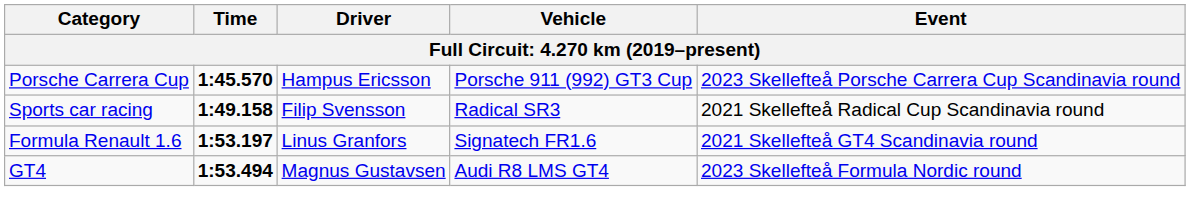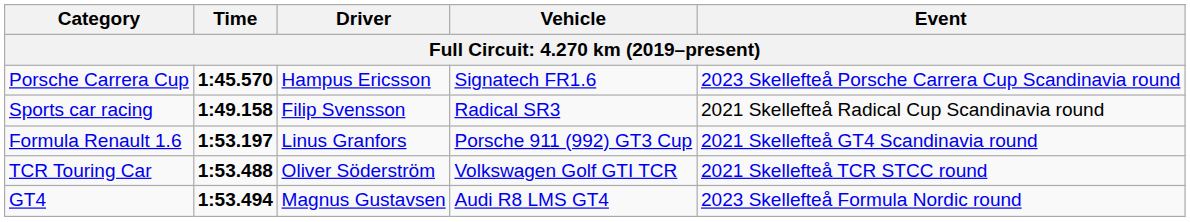(573, 79) Porsche 911 (992) GT3 Cup -> (525, 79) Signatech FR1.6
(525, 140) Signatech FR1.6 -> (573, 140) Porsche 911 (992) GT3 Cup
+ row: (80, 170)
